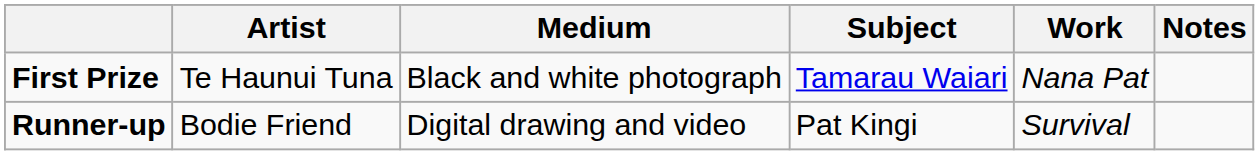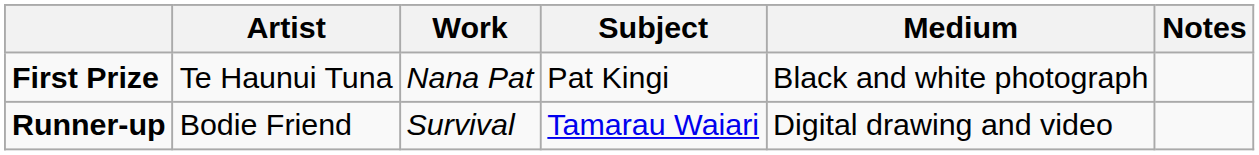columns swapped: (1085, 28) <-> (594, 28)
(902, 76) Tamarau Waiari -> (608, 76) Pat Kingi
(857, 125) Pat Kingi -> (653, 125) Tamarau Waiari
